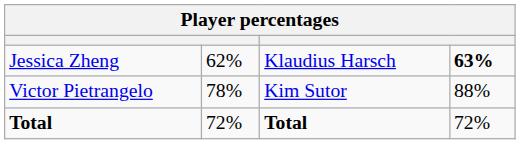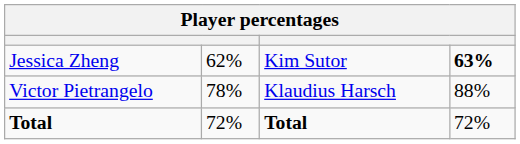(330, 60) Klaudius Harsch -> (306, 60) Kim Sutor
(306, 91) Kim Sutor -> (330, 91) Klaudius Harsch
